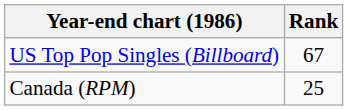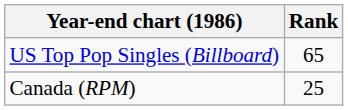(314, 54) 67 -> (314, 54) 65
